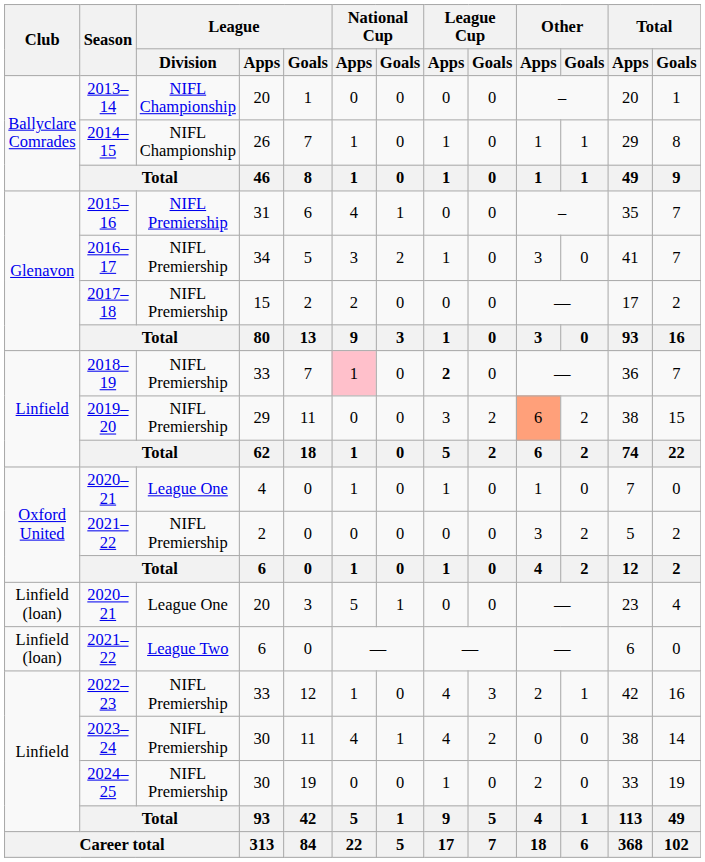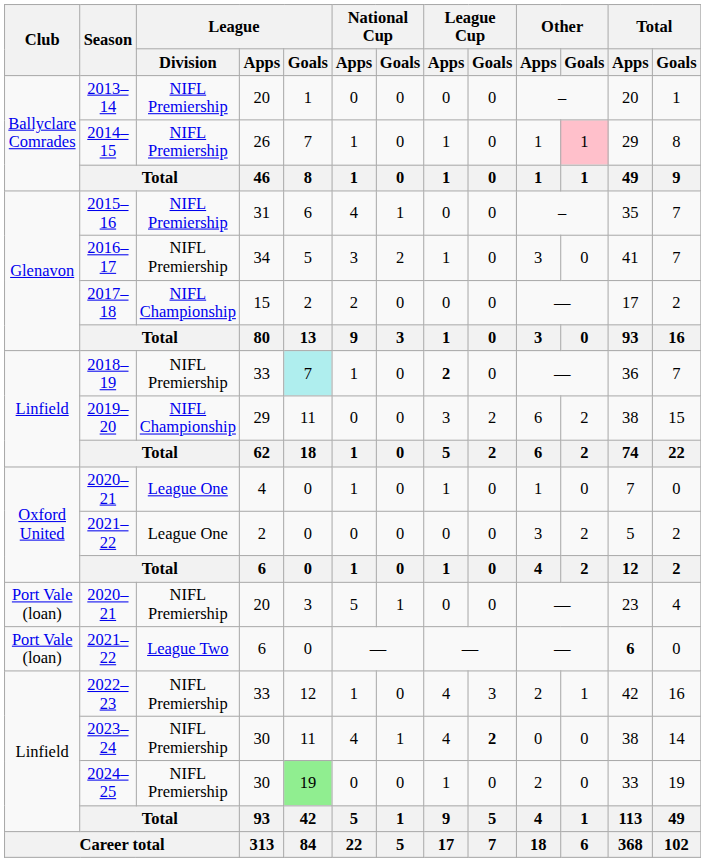(188, 97) NIFL Championship -> (188, 97) NIFL Premiership
(188, 142) NIFL Championship -> (188, 142) NIFL Premiership
(584, 142) no background -> (584, 142) pink background
(188, 302) NIFL Premiership -> (188, 302) NIFL Championship
(308, 373) no background -> (308, 373) paleturquoise background
(354, 373) pink background -> (354, 373) no background
(188, 417) NIFL Premiership -> (188, 417) NIFL Championship
(538, 417) lightsalmon background -> (538, 417) no background
(188, 533) NIFL Premiership -> (188, 533) League One
(42, 604) Linfield (loan) -> (42, 604) Port Vale (loan)
(188, 604) League One -> (188, 604) NIFL Premiership
(42, 648) Linfield (loan) -> (42, 648) Port Vale (loan)
(630, 648) normal -> (630, 648) bold
(492, 738) normal -> (492, 738) bold
(308, 782) no background -> (308, 782) lightgreen background
